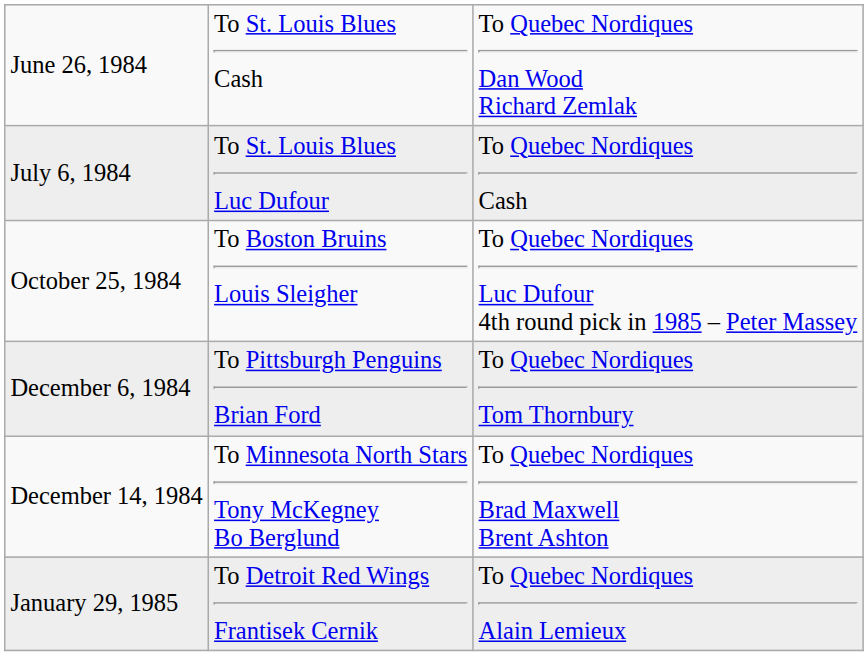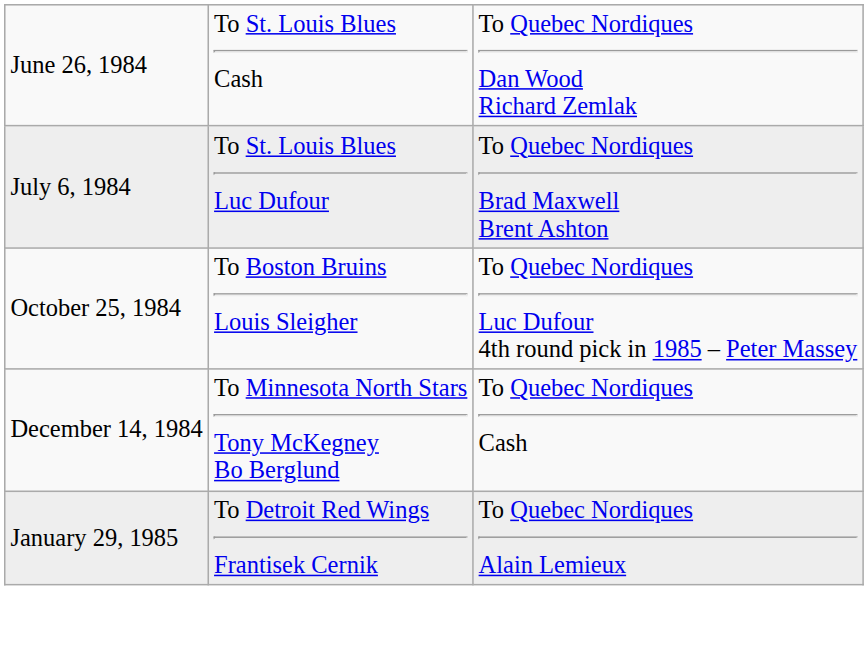(668, 172) To Quebec Nordiques Cash -> (668, 186) To Quebec Nordiques Brad Maxwell Brent Ashton
- row: (100, 388)
(668, 495) To Quebec Nordiques Brad Maxwell Brent Ashton -> (668, 415) To Quebec Nordiques Cash
